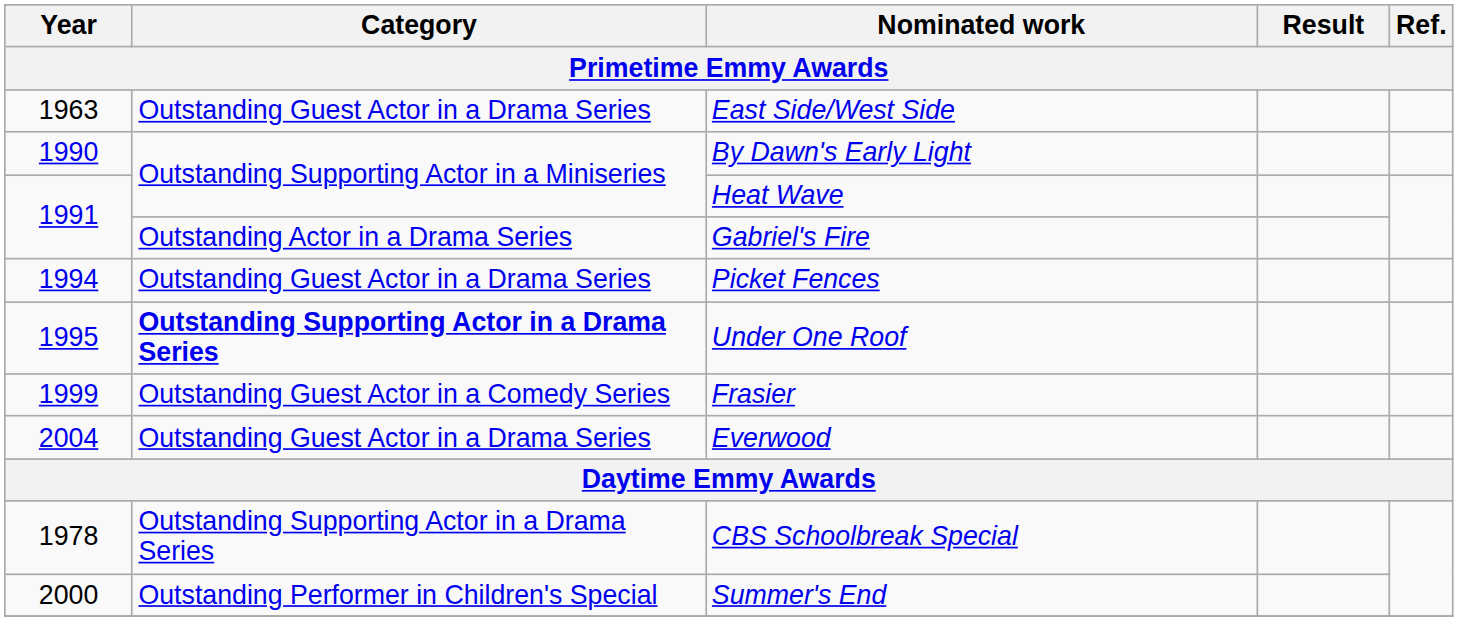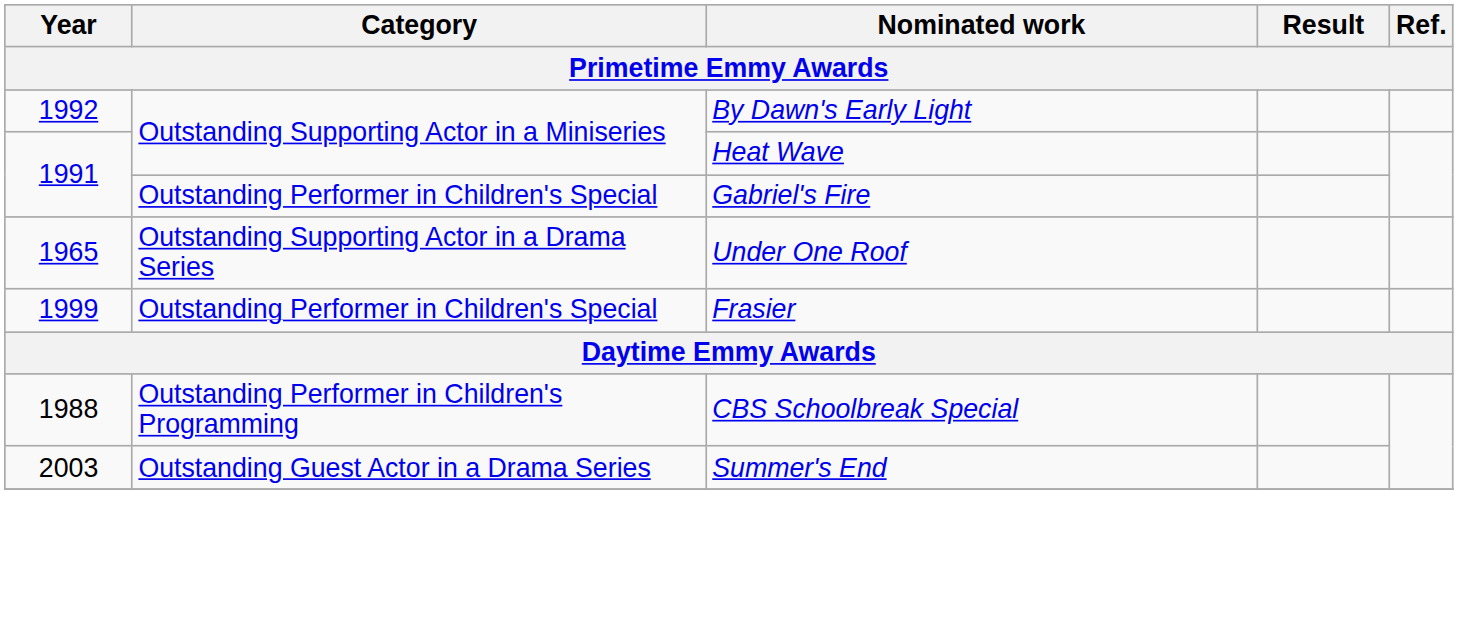- row: (833, 110)
(69, 152) 1990 -> (69, 110) 1992
(355, 237) Outstanding Actor in a Drama Series -> (398, 195) Outstanding Performer in Children's Special
- row: (796, 279)
(69, 337) 1995 -> (69, 252) 1965
(402, 337) bold -> (382, 252) normal
(404, 394) Outstanding Guest Actor in a Comedy Series -> (398, 310) Outstanding Performer in Children's Special
- row: (771, 437)
(69, 536) 1978 -> (69, 409) 1988
(382, 536) Outstanding Supporting Actor in a Drama Series -> (350, 409) Outstanding Performer in Children's Programming
(69, 594) 2000 -> (69, 467) 2003
(398, 594) Outstanding Performer in Children's Special -> (395, 467) Outstanding Guest Actor in a Drama Series
